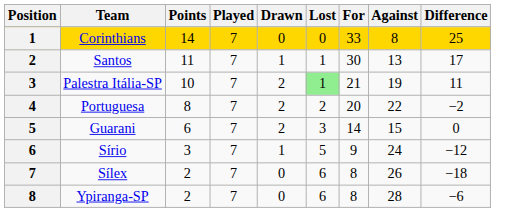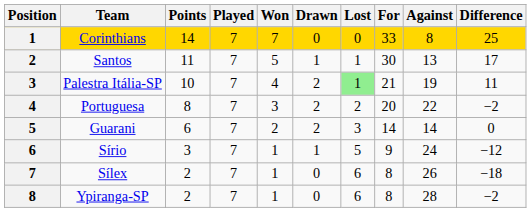+ column: (275, 15)
(395, 128) 15 -> (430, 128) 14
(456, 196) −6 -> (491, 196) −2
